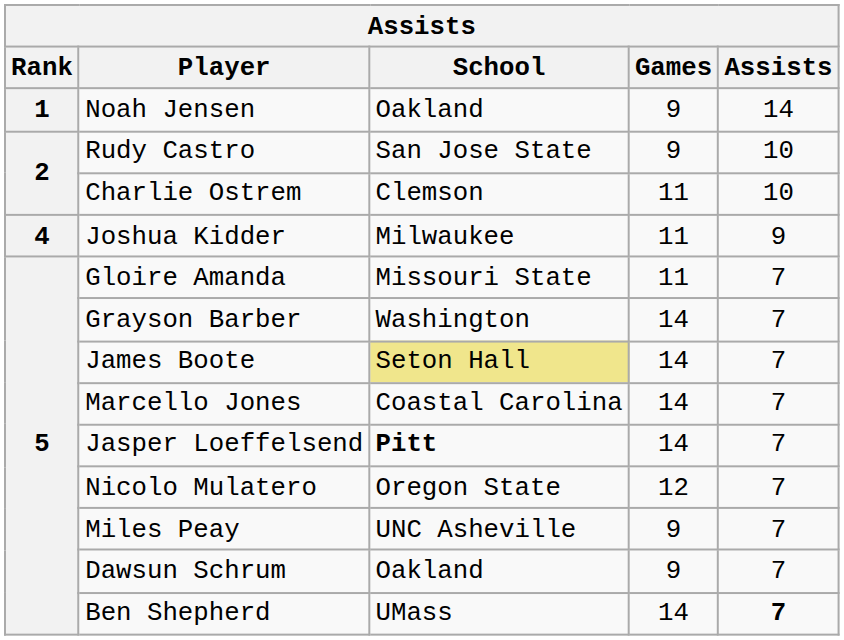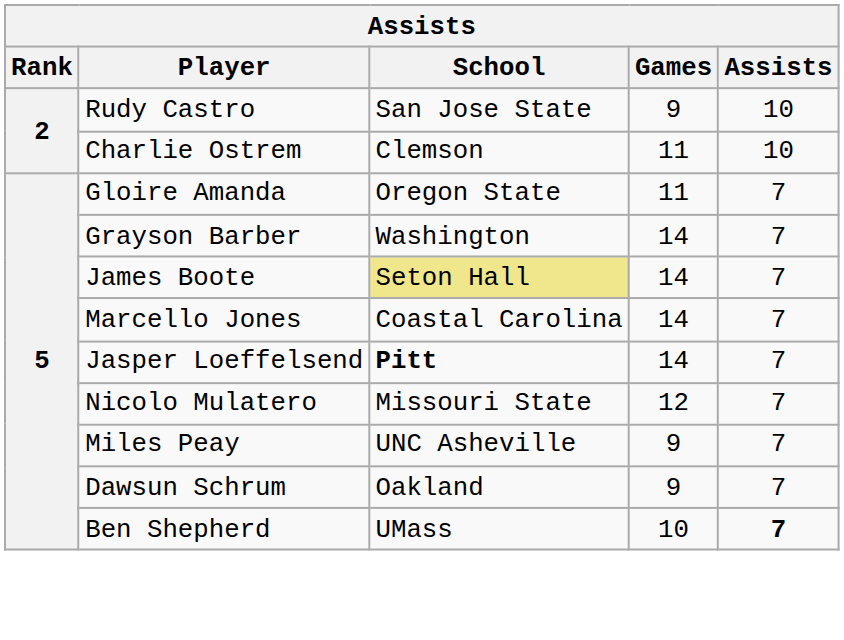- row: (170, 110)
- row: (186, 236)
(484, 278) Missouri State -> (468, 194) Oregon State
(468, 487) Oregon State -> (484, 404) Missouri State
(674, 613) 14 -> (674, 529) 10
